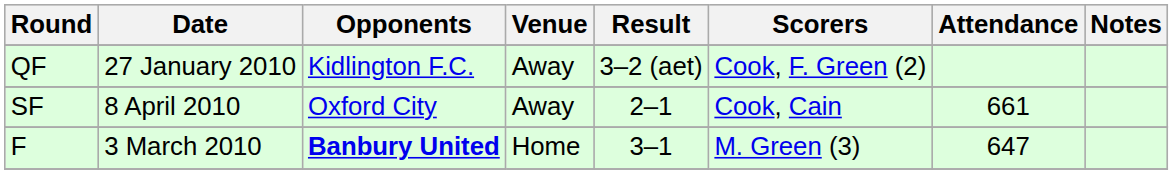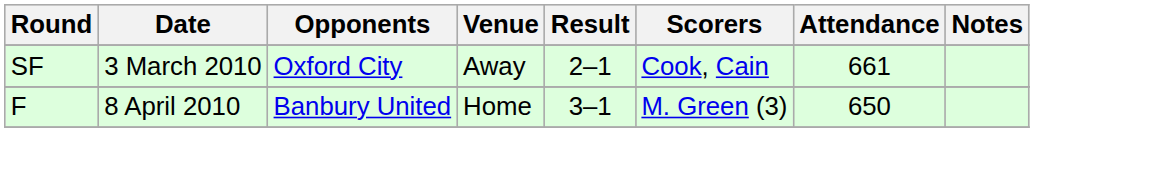- row: (29, 65)
(172, 106) 8 April 2010 -> (183, 65) 3 March 2010
(183, 147) 3 March 2010 -> (172, 106) 8 April 2010
(404, 147) bold -> (362, 106) normal
(1008, 147) 647 -> (869, 106) 650
